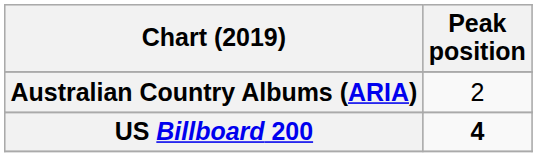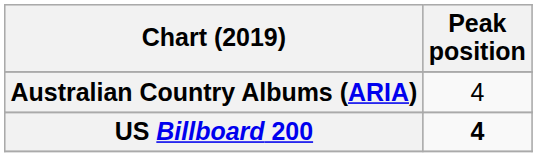(477, 91) 2 -> (477, 91) 4
